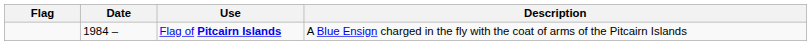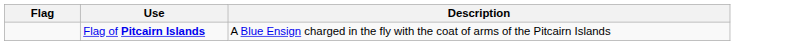- column: (119, 13)
